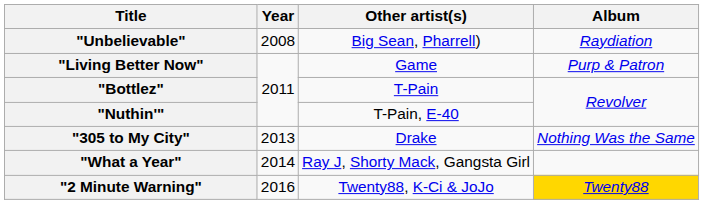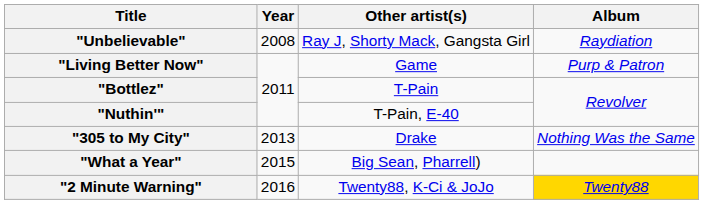(416, 41) Big Sean, Pharrell) -> (416, 41) Ray J, Shorty Mack, Gangsta Girl
(278, 162) 2014 -> (278, 162) 2015
(416, 162) Ray J, Shorty Mack, Gangsta Girl -> (416, 162) Big Sean, Pharrell)
